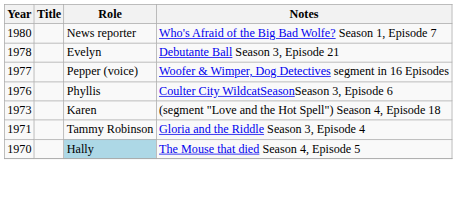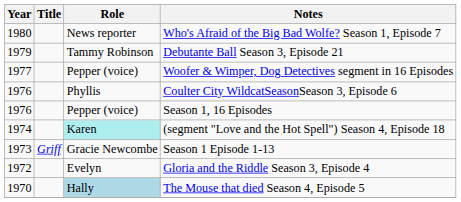(19, 52) 1978 -> (19, 52) 1979
(84, 52) Evelyn -> (110, 52) Tammy Robinson
+ row: (218, 110)
(19, 110) 1973 -> (19, 129) 1974
(82, 110) no background -> (82, 129) paleturquoise background
+ row: (219, 149)
(19, 129) 1971 -> (19, 168) 1972
(110, 129) Tammy Robinson -> (84, 168) Evelyn
